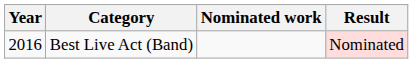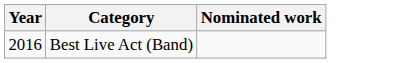- column: (367, 17)
